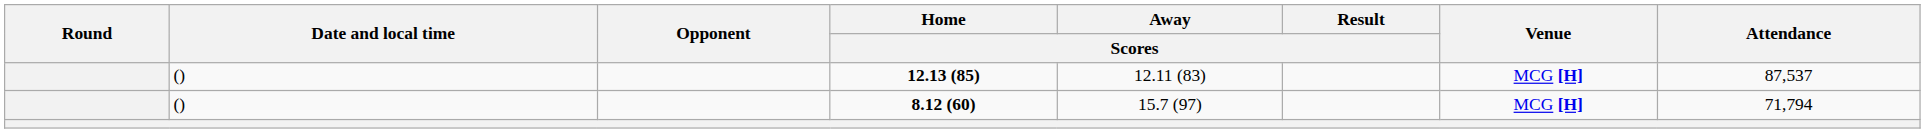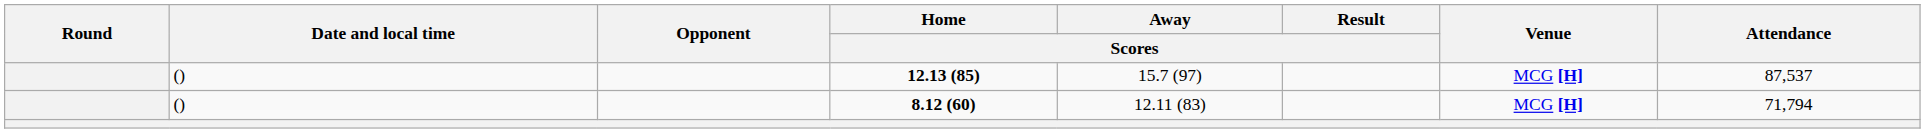(1170, 76) 12.11 (83) -> (1170, 76) 15.7 (97)
(1170, 105) 15.7 (97) -> (1170, 105) 12.11 (83)
